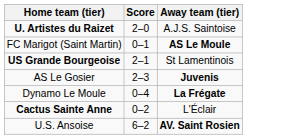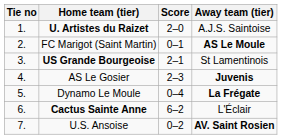+ column: (22, 12)
(141, 110) 0–2 -> (175, 110) 6–2
(141, 126) 6–2 -> (175, 126) 0–2
